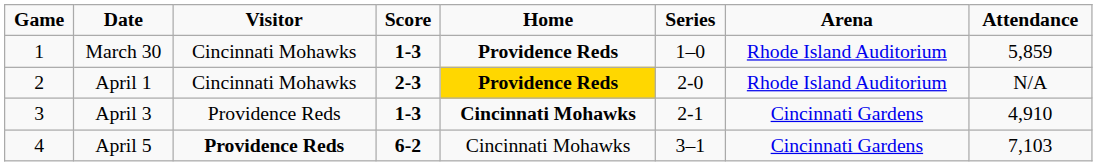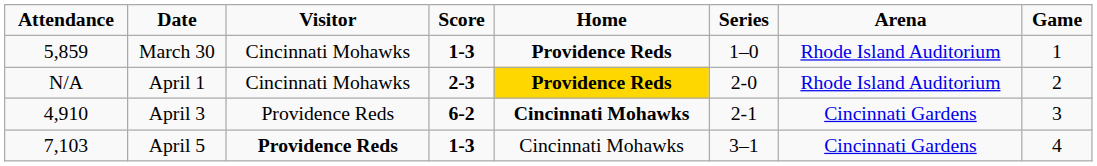columns swapped: (39, 20) <-> (1030, 20)
(408, 113) 1-3 -> (462, 113) 6-2
(408, 144) 6-2 -> (462, 144) 1-3
